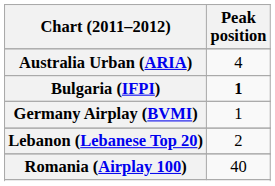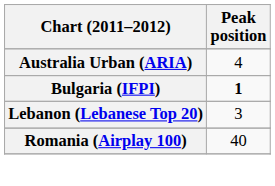- row: (106, 114)
(238, 140) 2 -> (238, 114) 3
